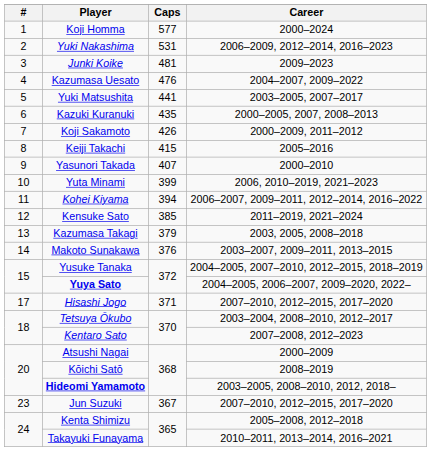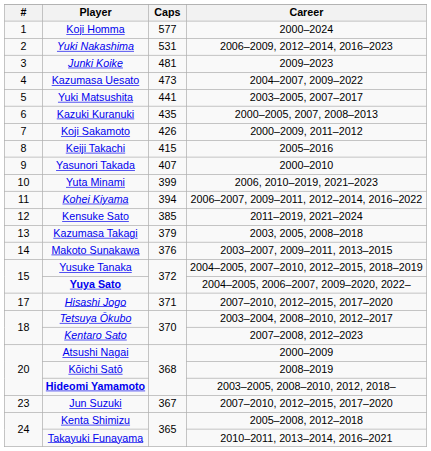(167, 81) 476 -> (167, 81) 473
